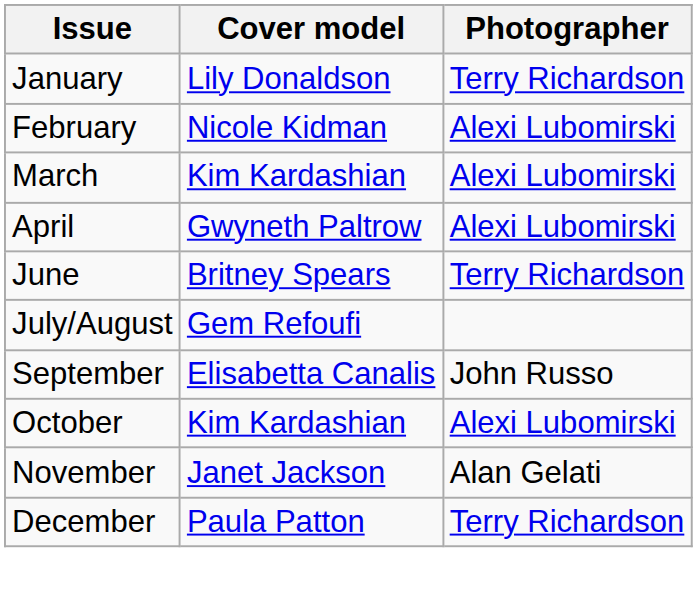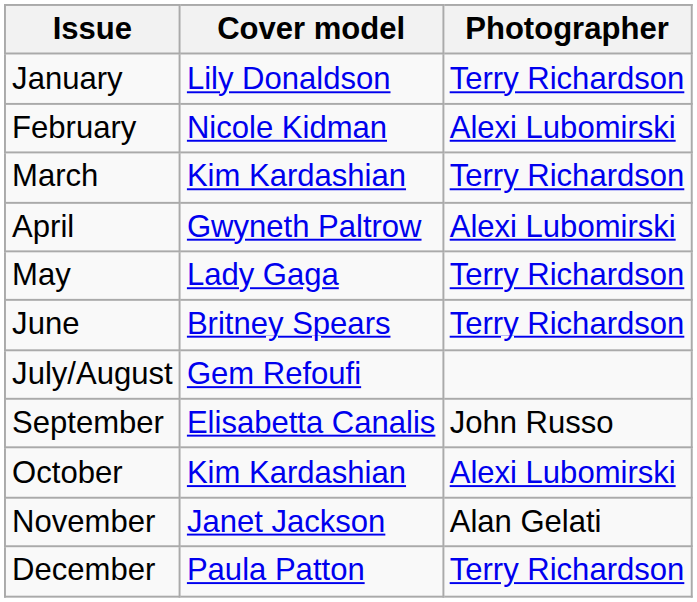(563, 176) Alexi Lubomirski -> (567, 176) Terry Richardson
+ row: (41, 275)
